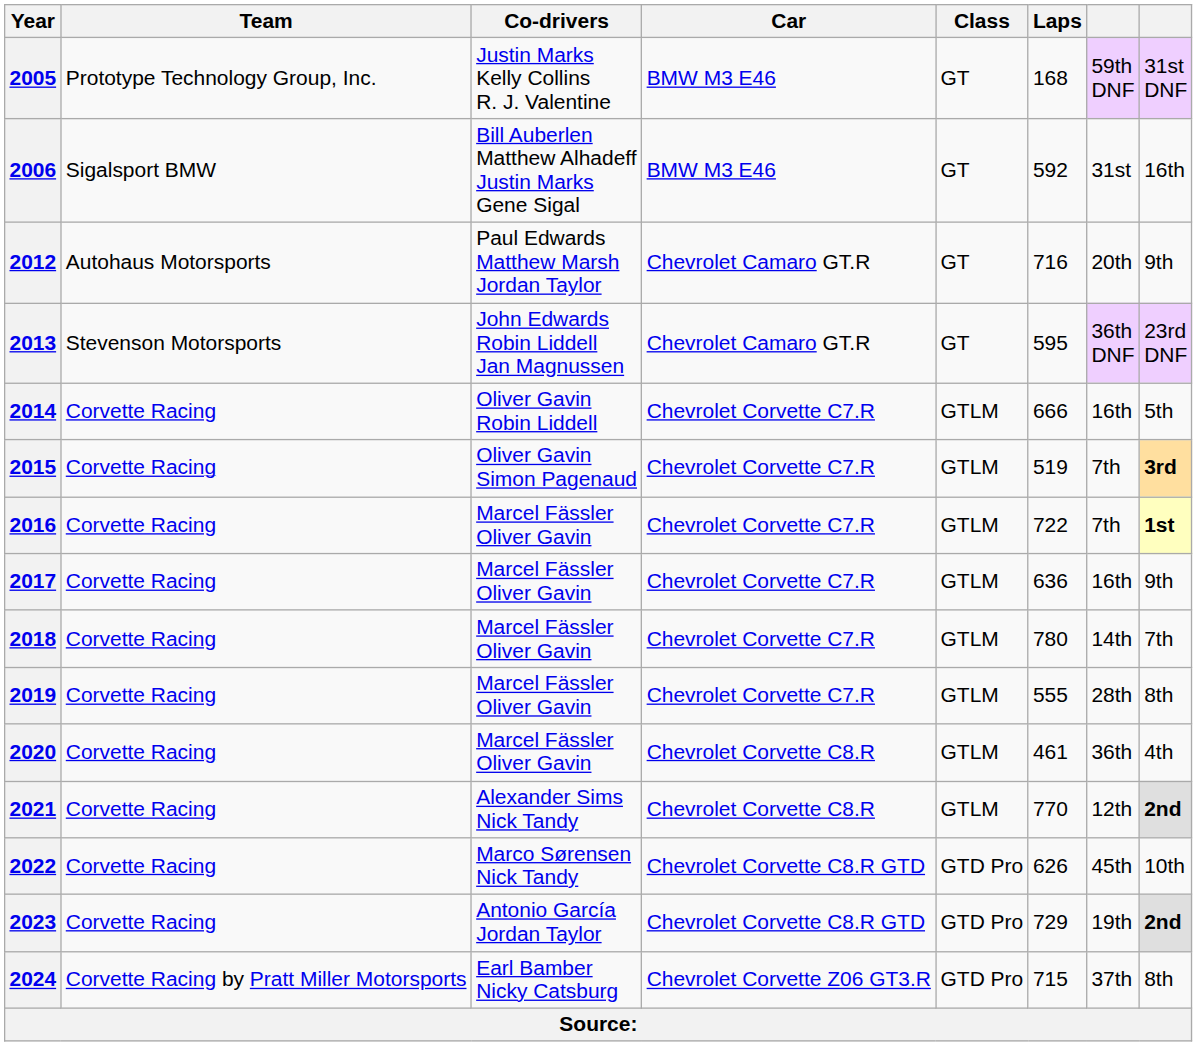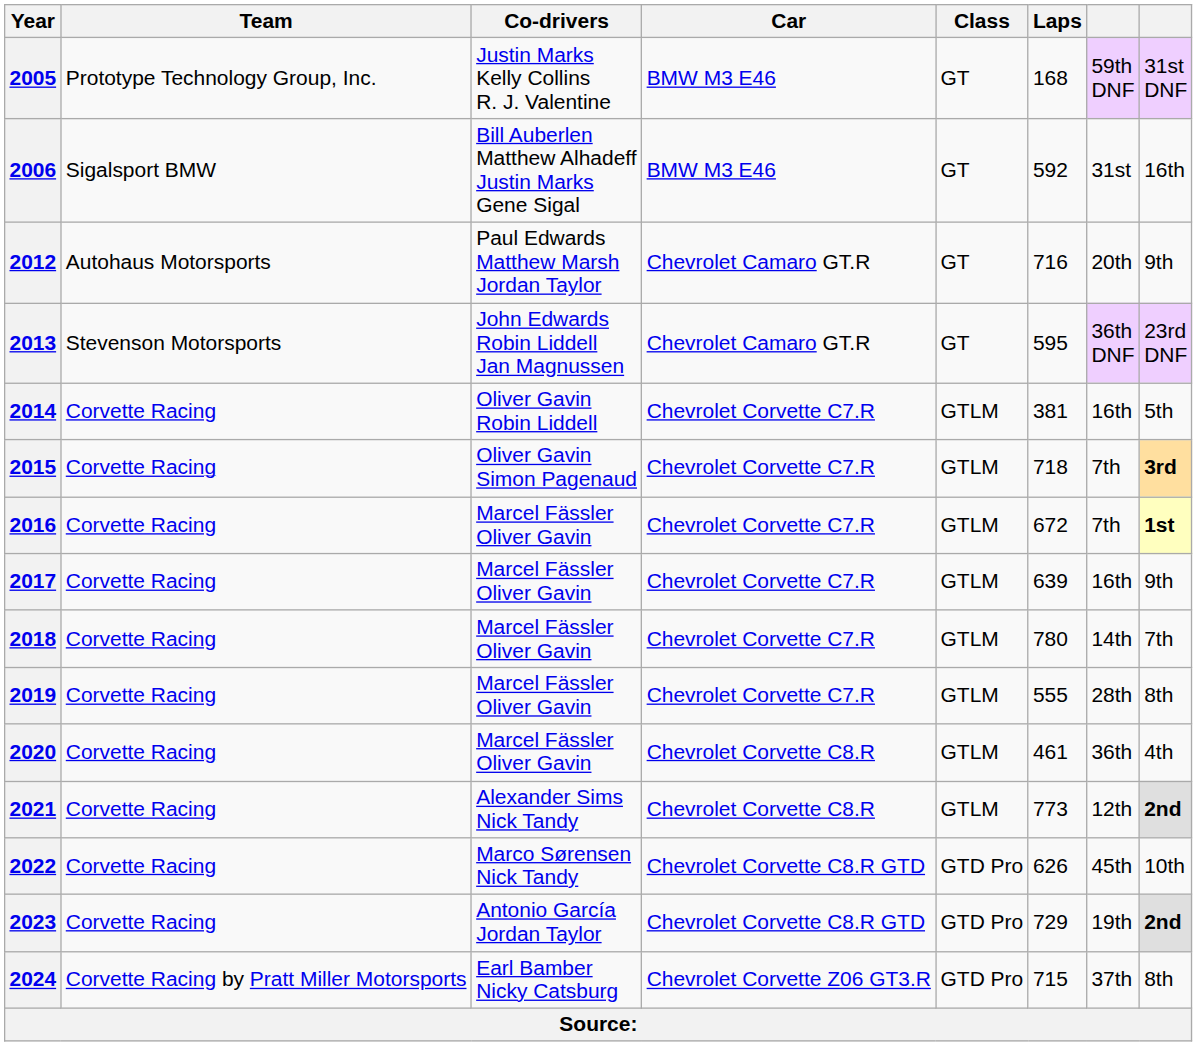(1050, 411) 666 -> (1050, 411) 381
(1050, 468) 519 -> (1050, 468) 718
(1050, 524) 722 -> (1050, 524) 672
(1050, 581) 636 -> (1050, 581) 639
(1050, 809) 770 -> (1050, 809) 773
